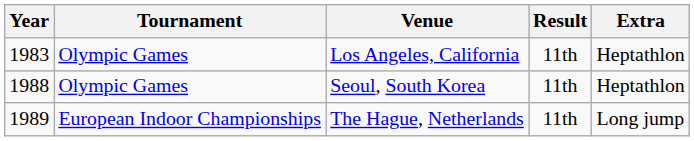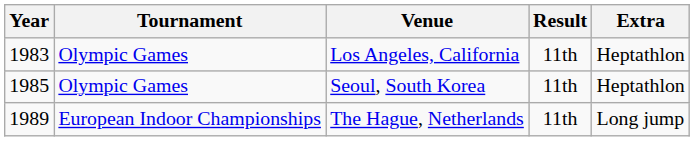(29, 86) 1988 -> (29, 86) 1985
